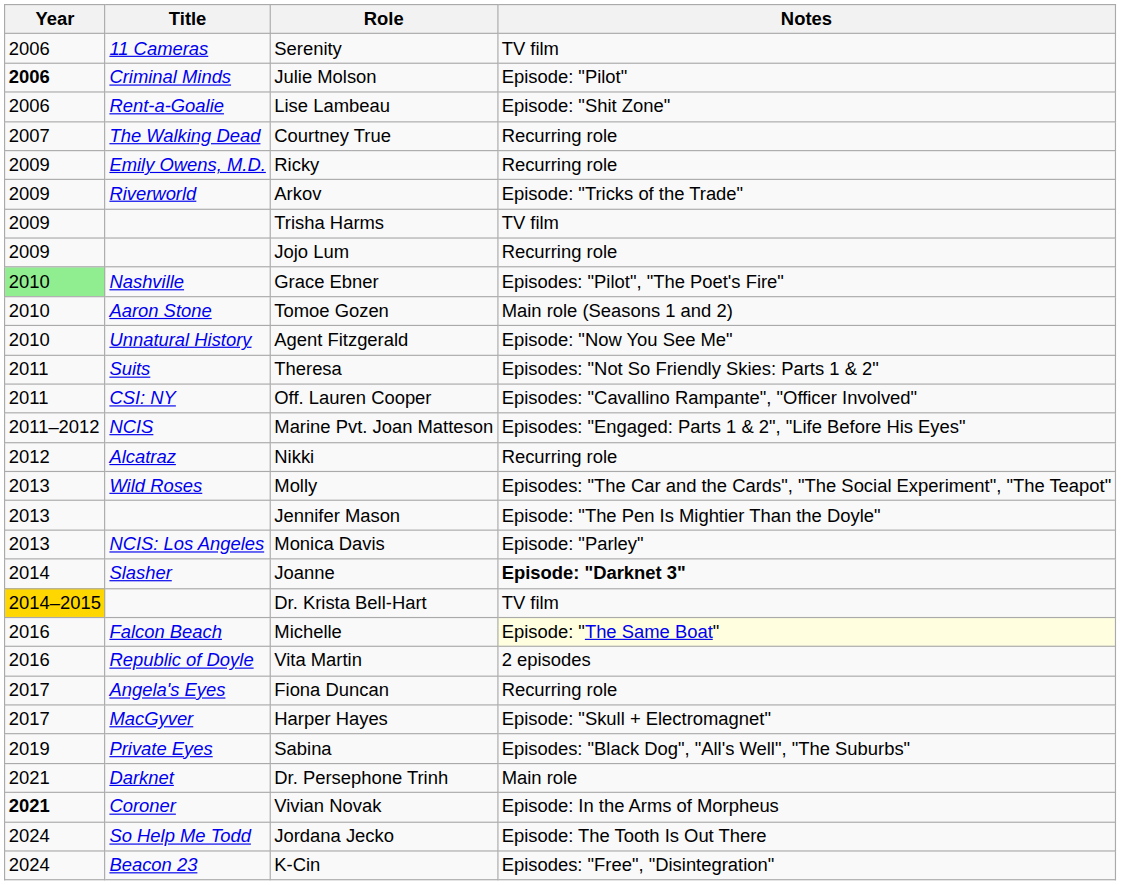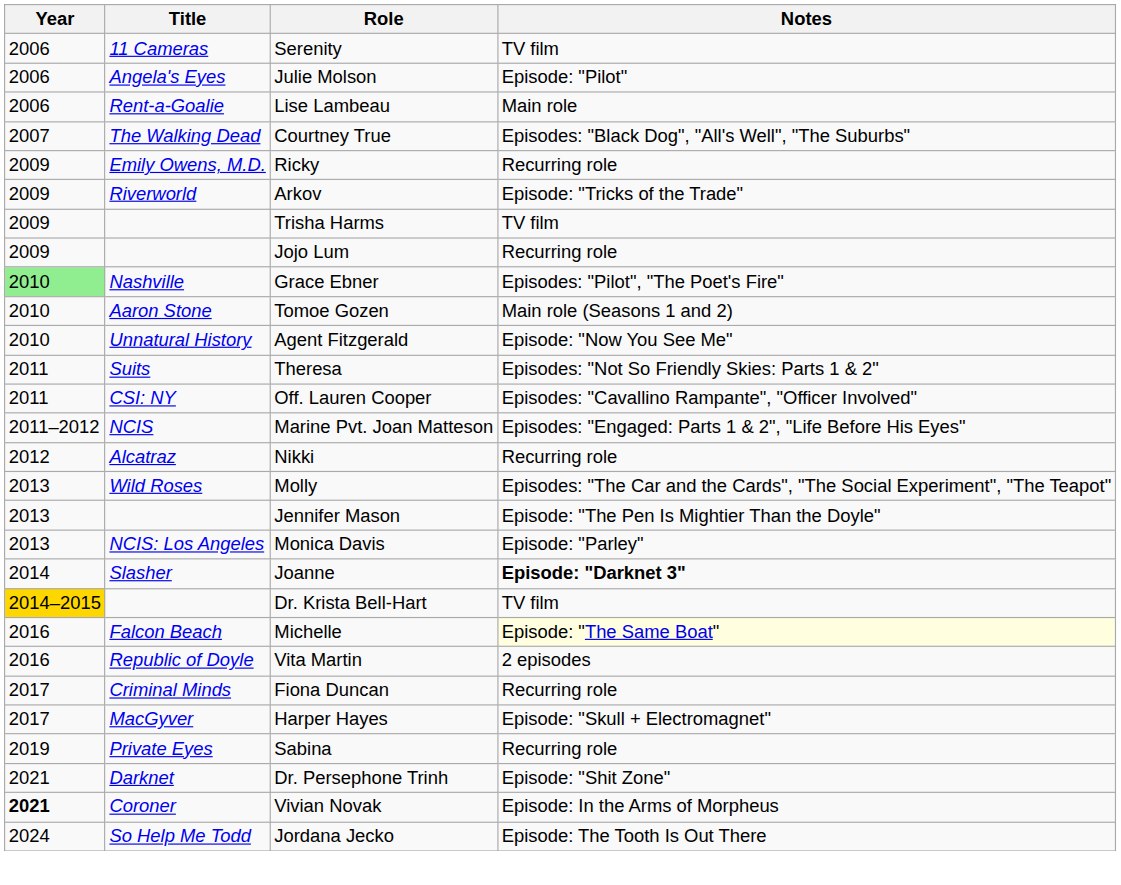(29, 77) bold -> (29, 77) normal
(170, 77) Criminal Minds -> (167, 77) Angela's Eyes
(586, 106) Episode: "Shit Zone" -> (539, 106) Main role
(559, 135) Recurring role -> (706, 135) Episodes: "Black Dog", "All's Well", "The Suburbs"
(167, 690) Angela's Eyes -> (170, 690) Criminal Minds
(706, 748) Episodes: "Black Dog", "All's Well", "The Suburbs" -> (559, 748) Recurring role
(539, 777) Main role -> (586, 777) Episode: "Shit Zone"
- row: (297, 865)
